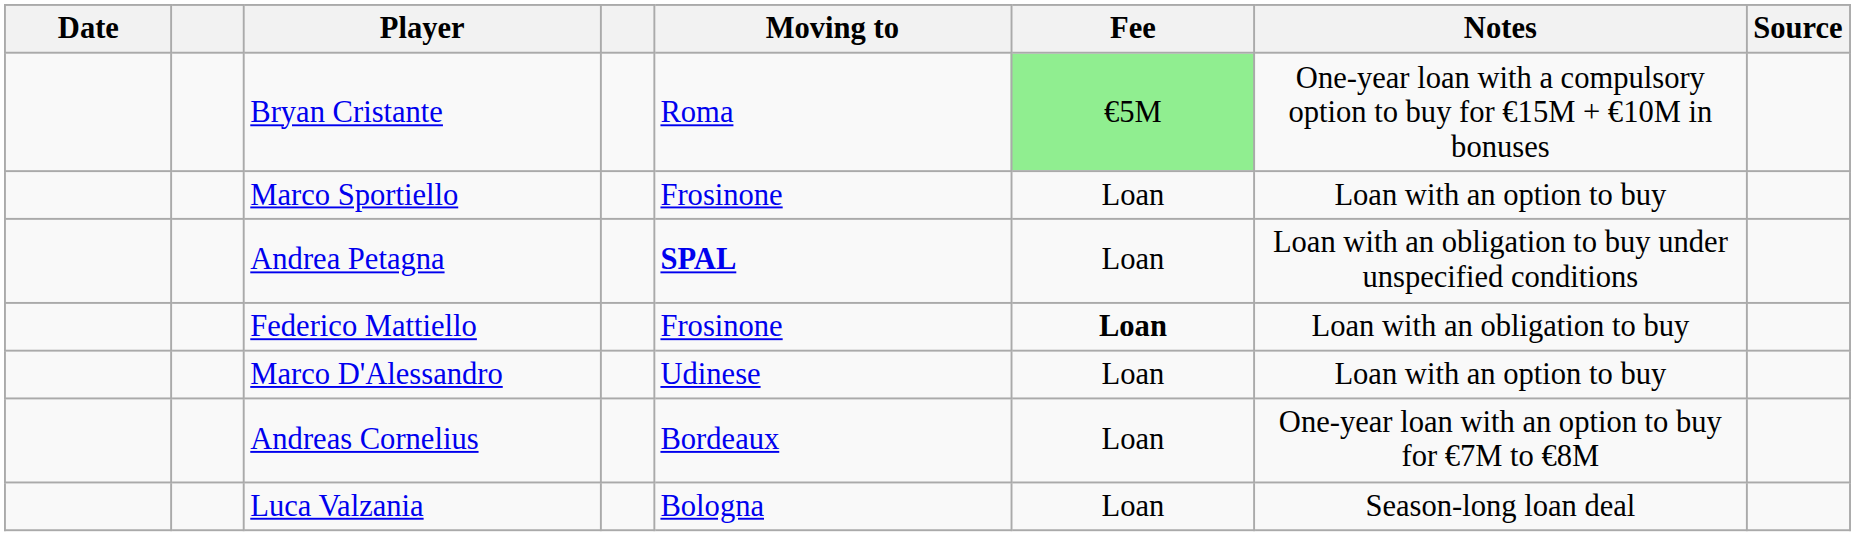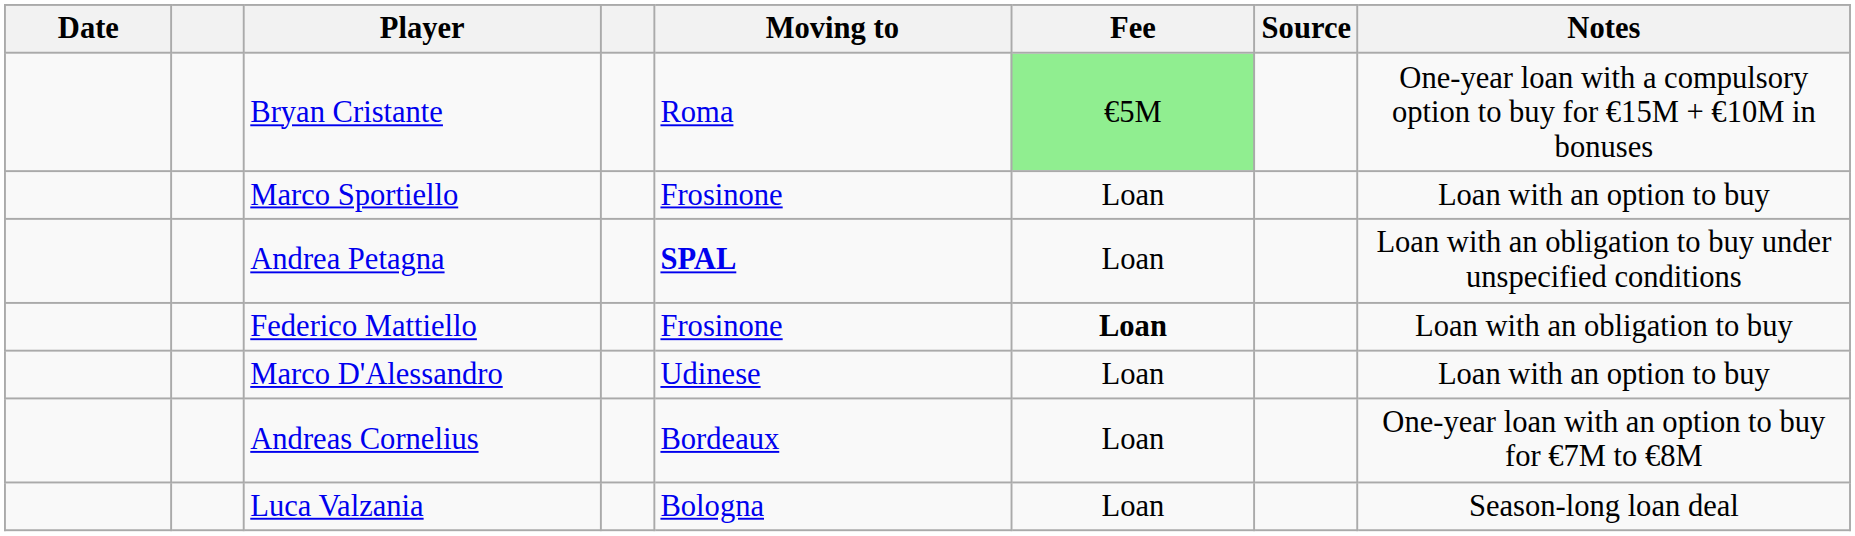columns swapped: (1500, 28) <-> (1798, 28)
